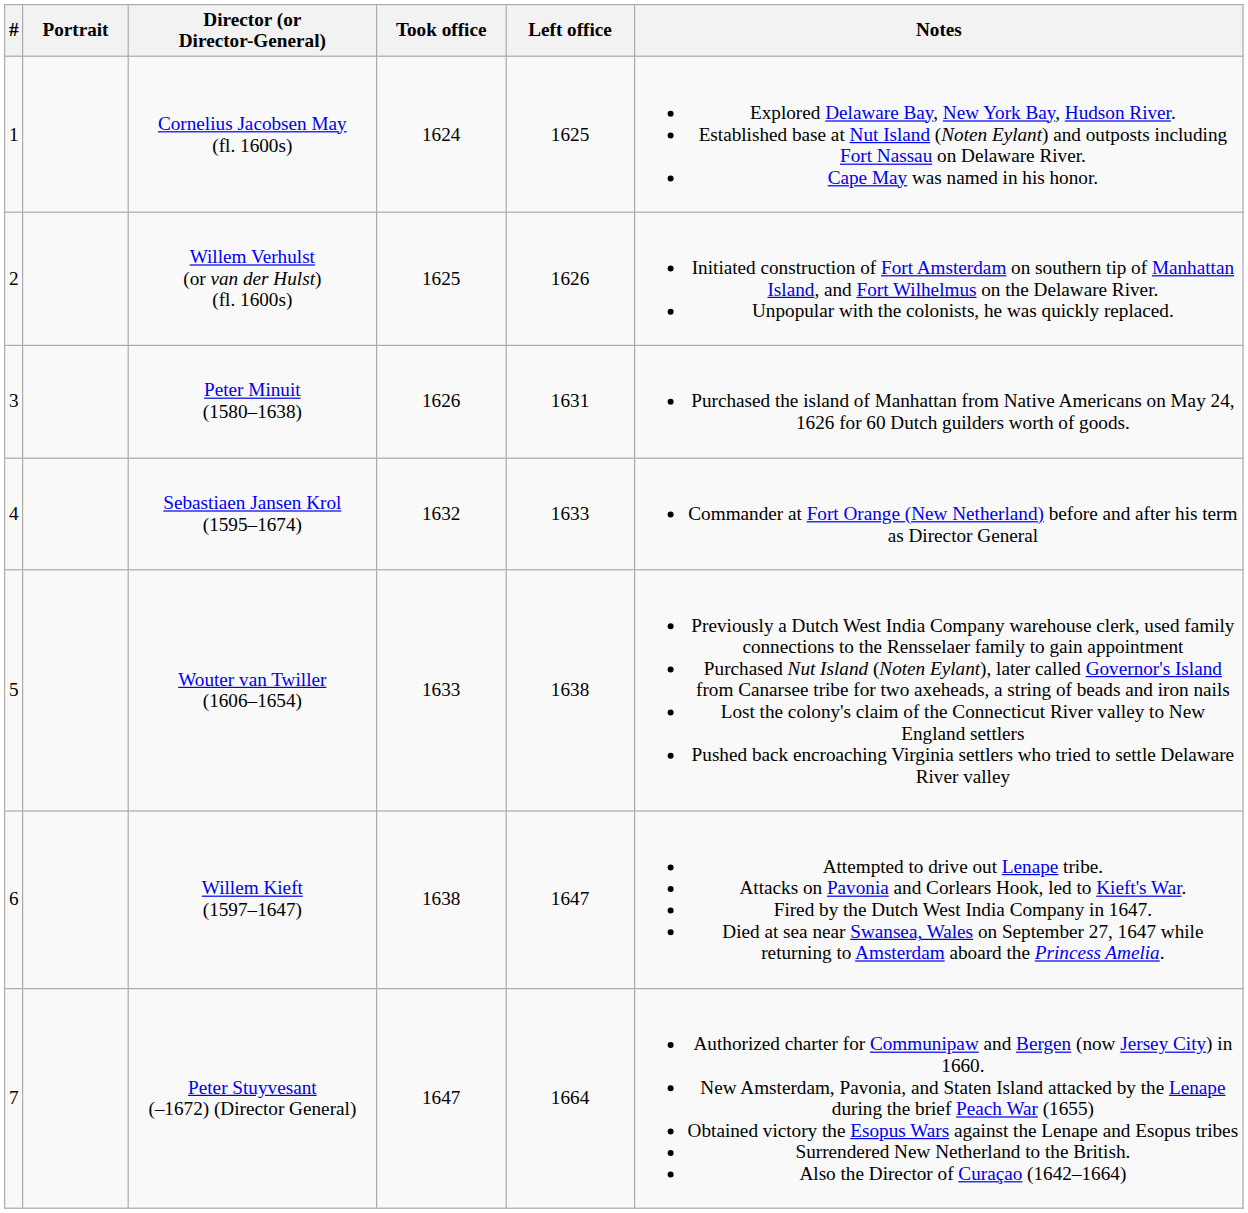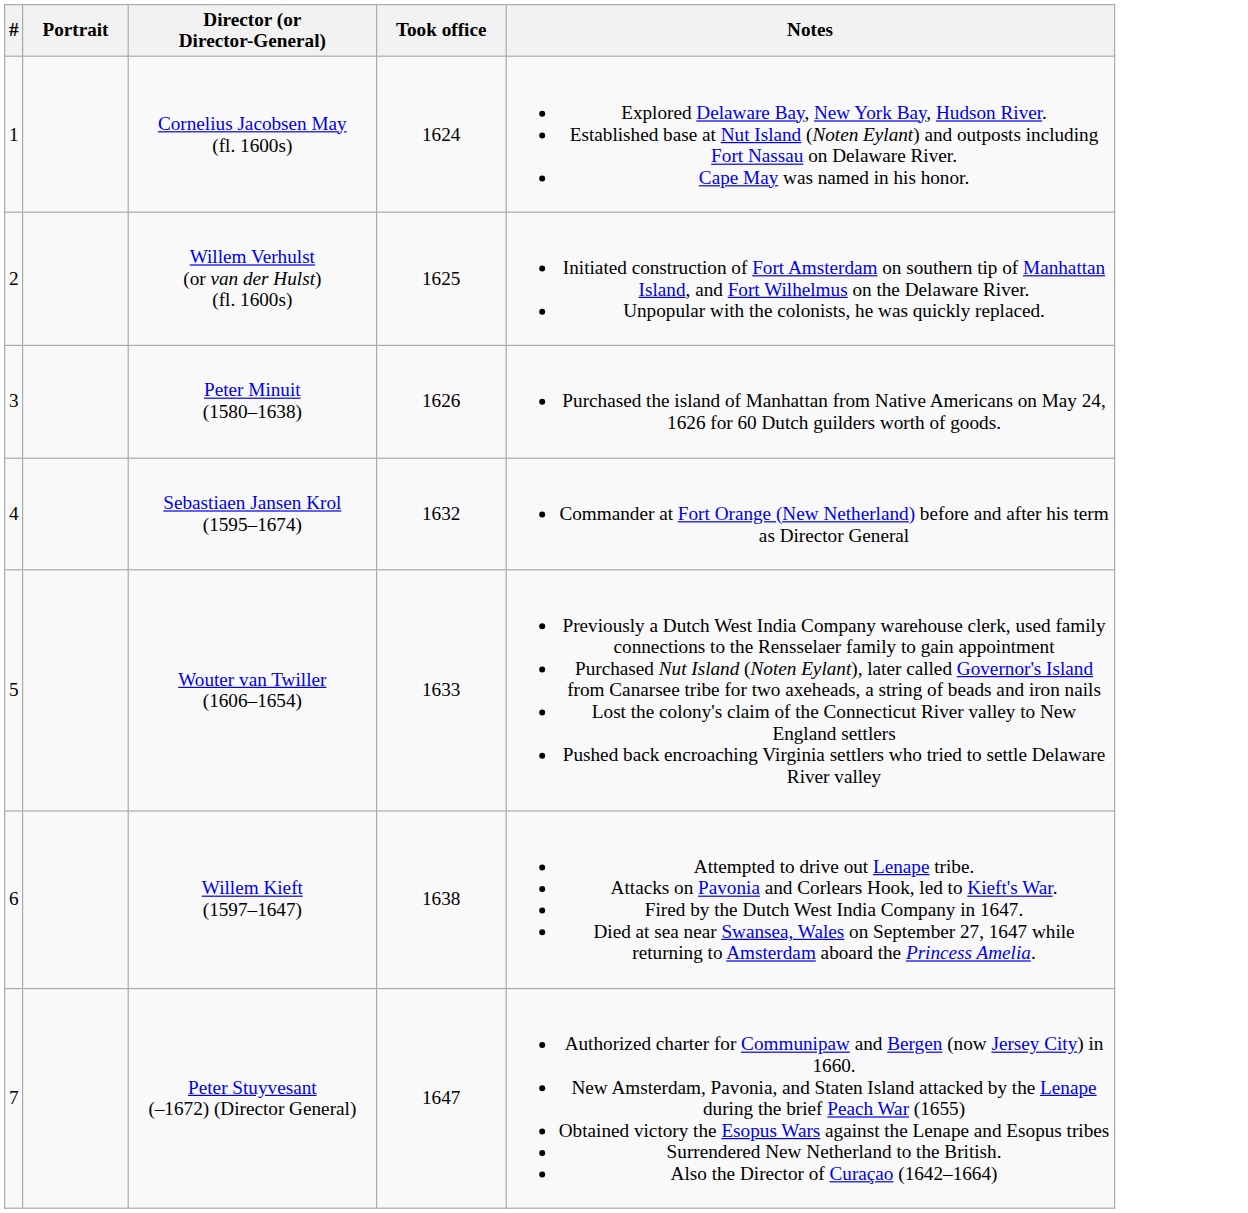- column: (570, 30)
